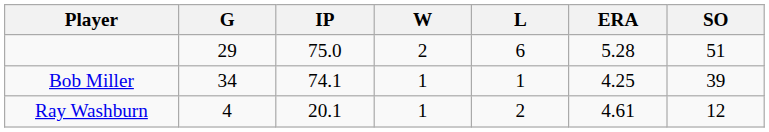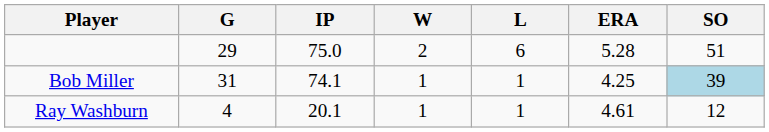(227, 80) 34 -> (227, 80) 31
(716, 80) no background -> (716, 80) lightblue background
(520, 111) 2 -> (520, 111) 1
